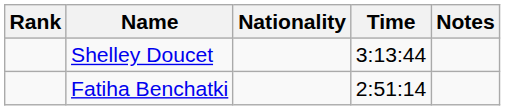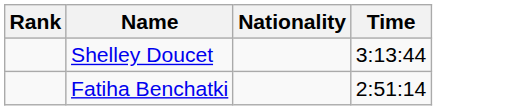- column: (465, 22)
